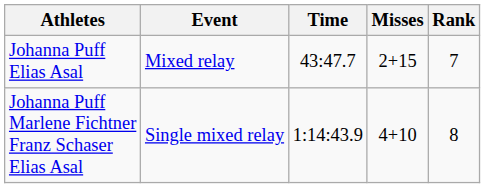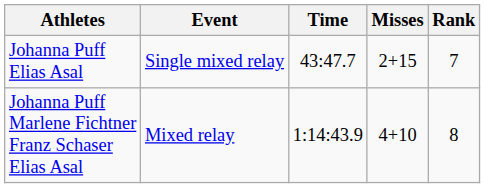(190, 61) Mixed relay -> (215, 61) Single mixed relay
(215, 135) Single mixed relay -> (190, 135) Mixed relay
